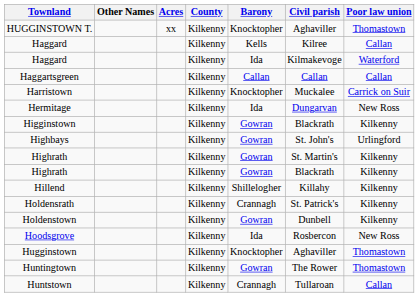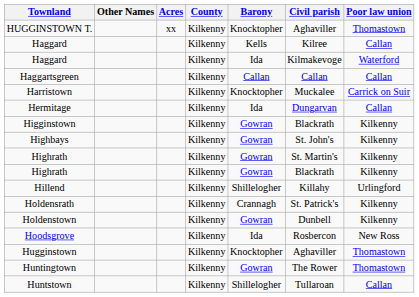(379, 108) New Ross -> (379, 108) Callan
(379, 140) Urlingford -> (379, 140) Kilkenny
(379, 188) Kilkenny -> (379, 188) Urlingford
(256, 284) Crannagh -> (256, 284) Shillelogher
